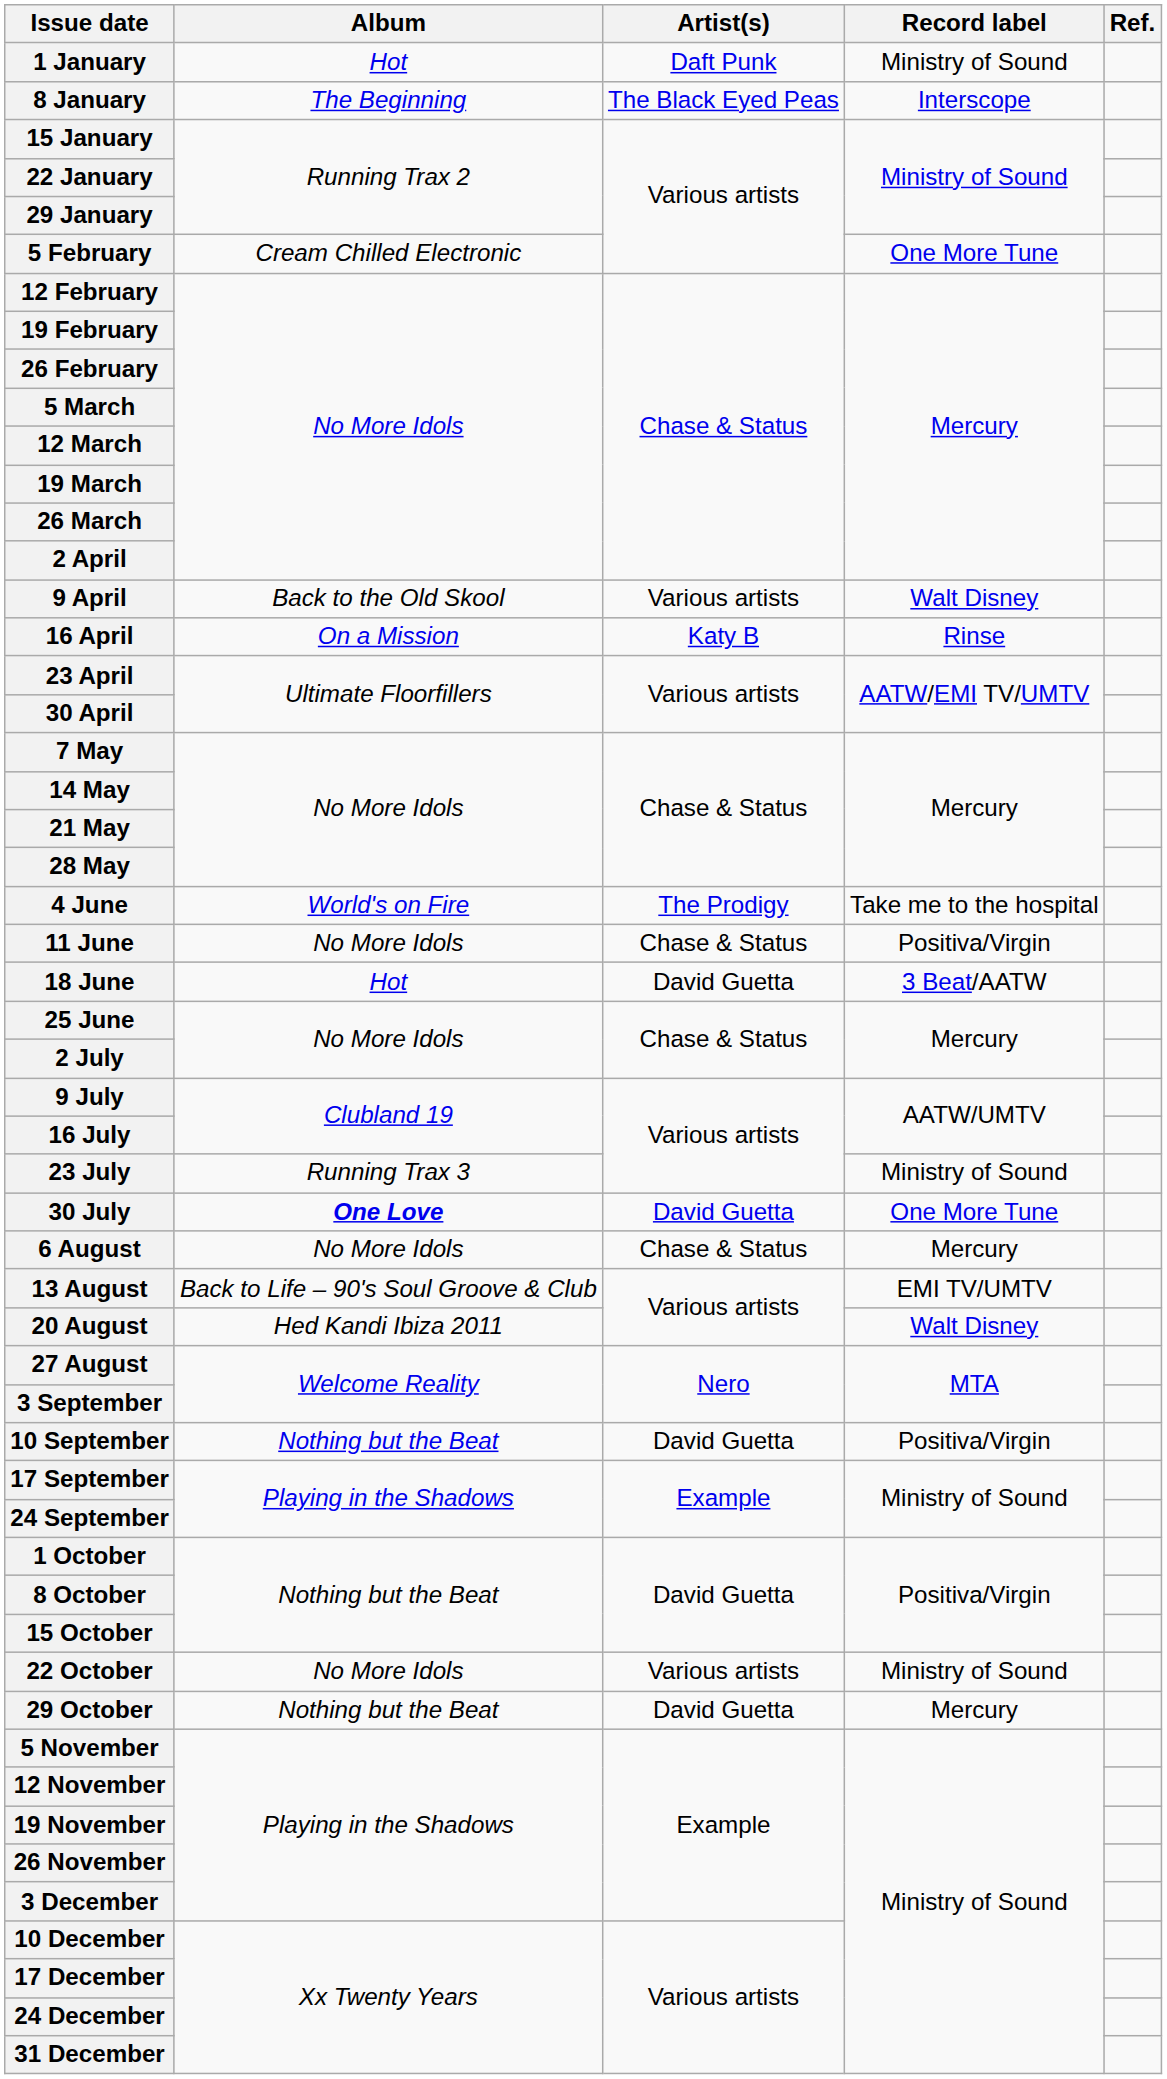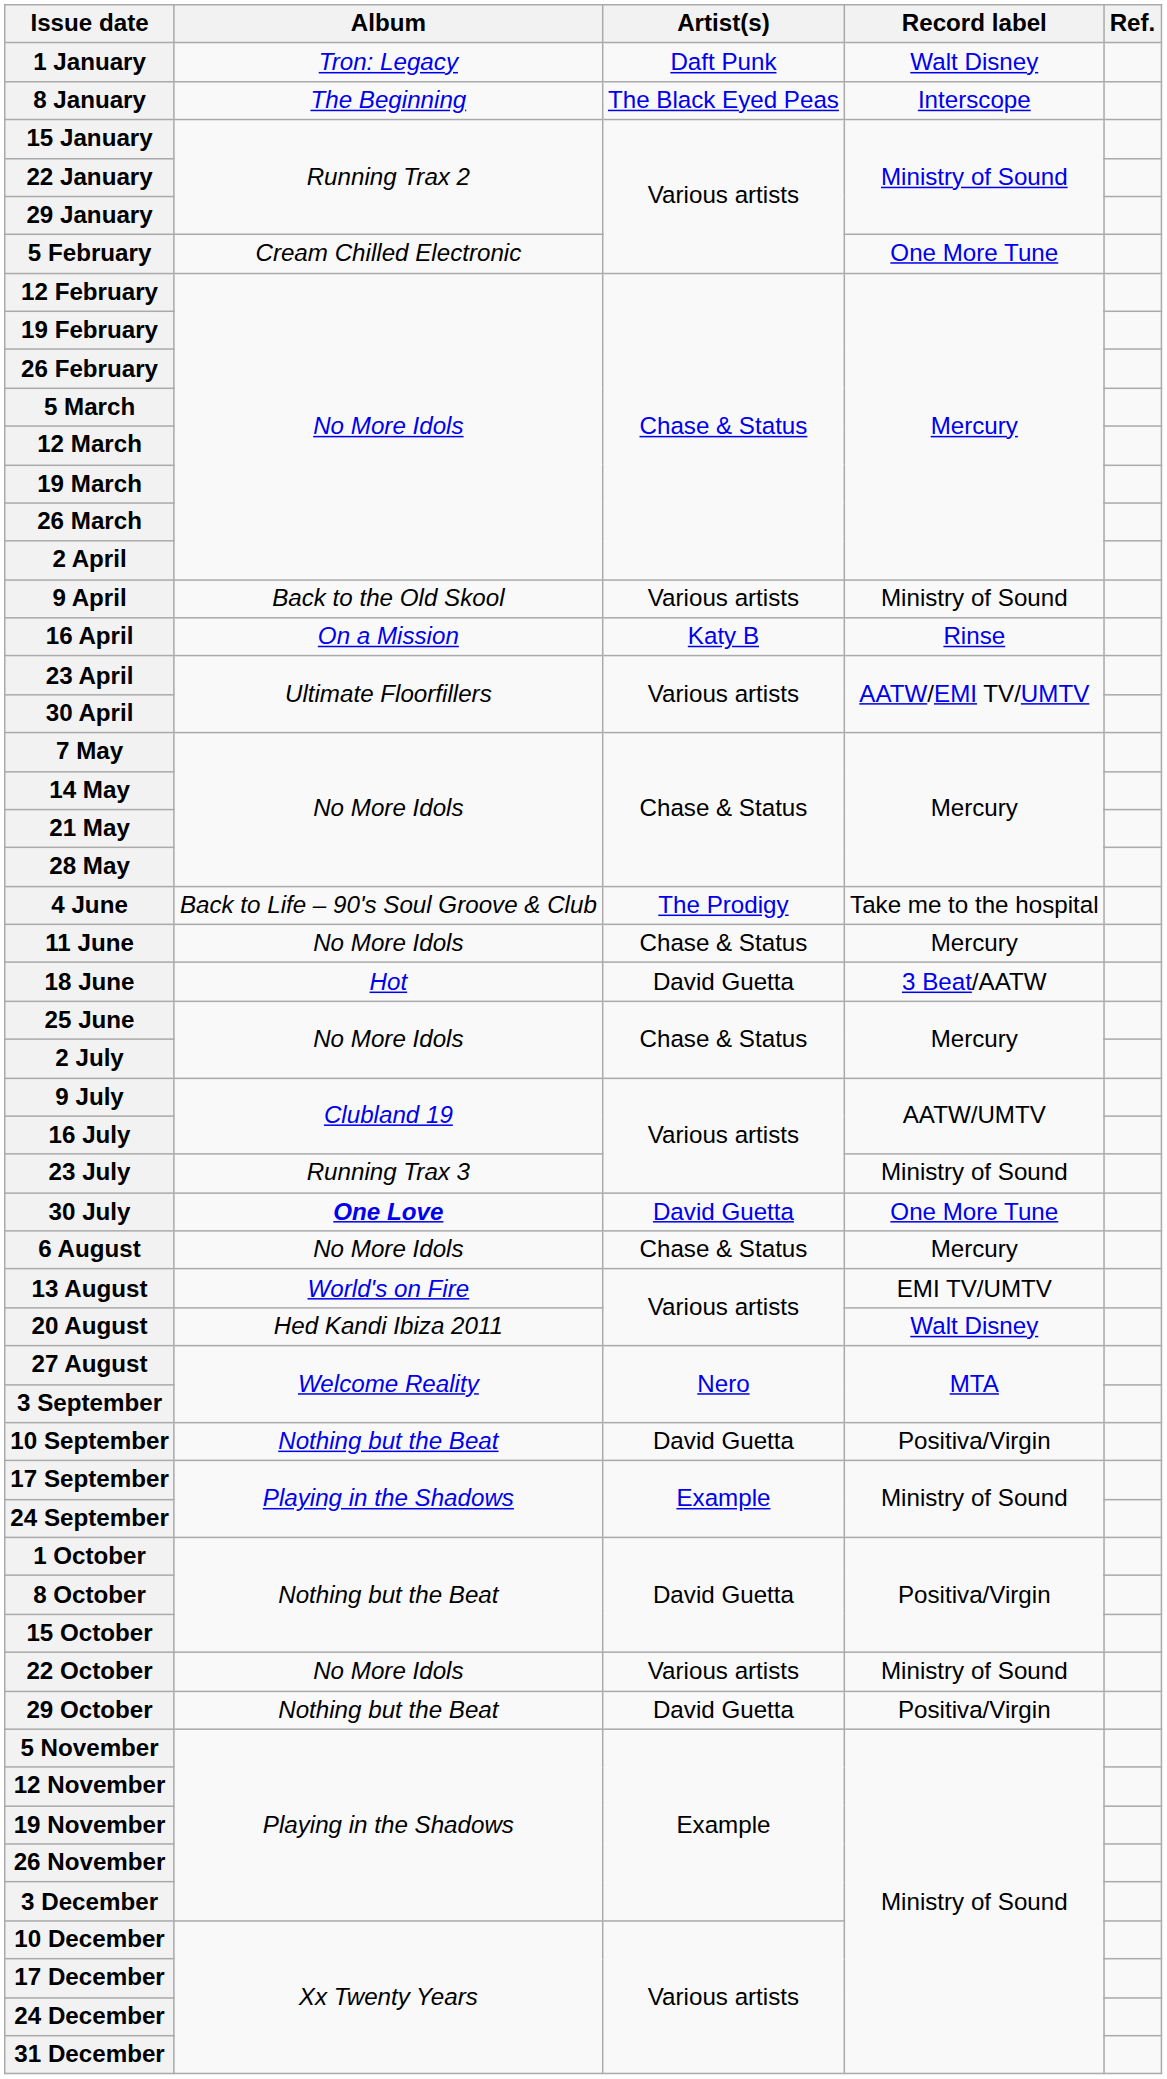(388, 61) Hot -> (388, 61) Tron: Legacy
(974, 61) Ministry of Sound -> (974, 61) Walt Disney
(974, 598) Walt Disney -> (974, 598) Ministry of Sound
(388, 904) World's on Fire -> (388, 904) Back to Life – 90's Soul Groove & Club
(974, 943) Positiva/Virgin -> (974, 943) Mercury
(388, 1288) Back to Life – 90's Soul Groove & Club -> (388, 1288) World's on Fire
(974, 1709) Mercury -> (974, 1709) Positiva/Virgin
